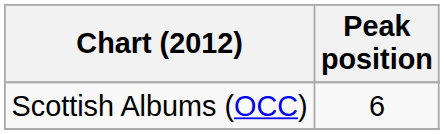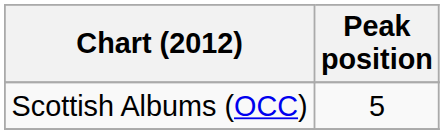(377, 105) 6 -> (377, 105) 5
